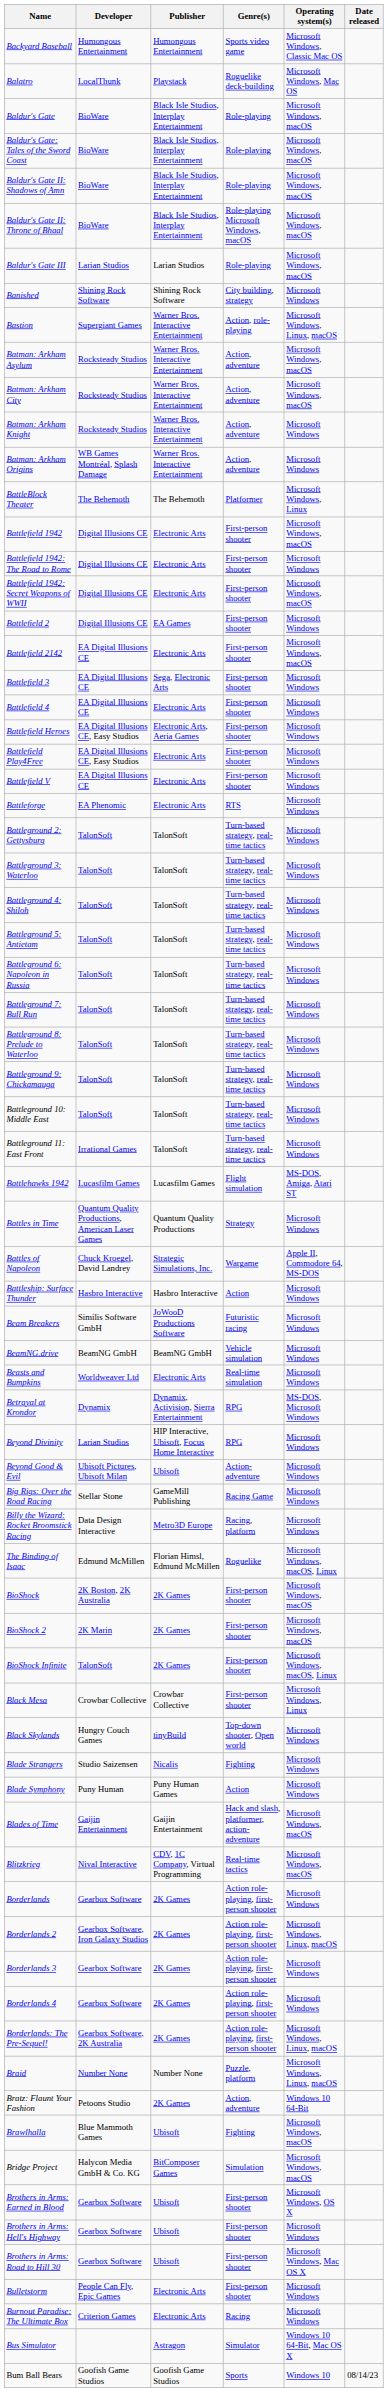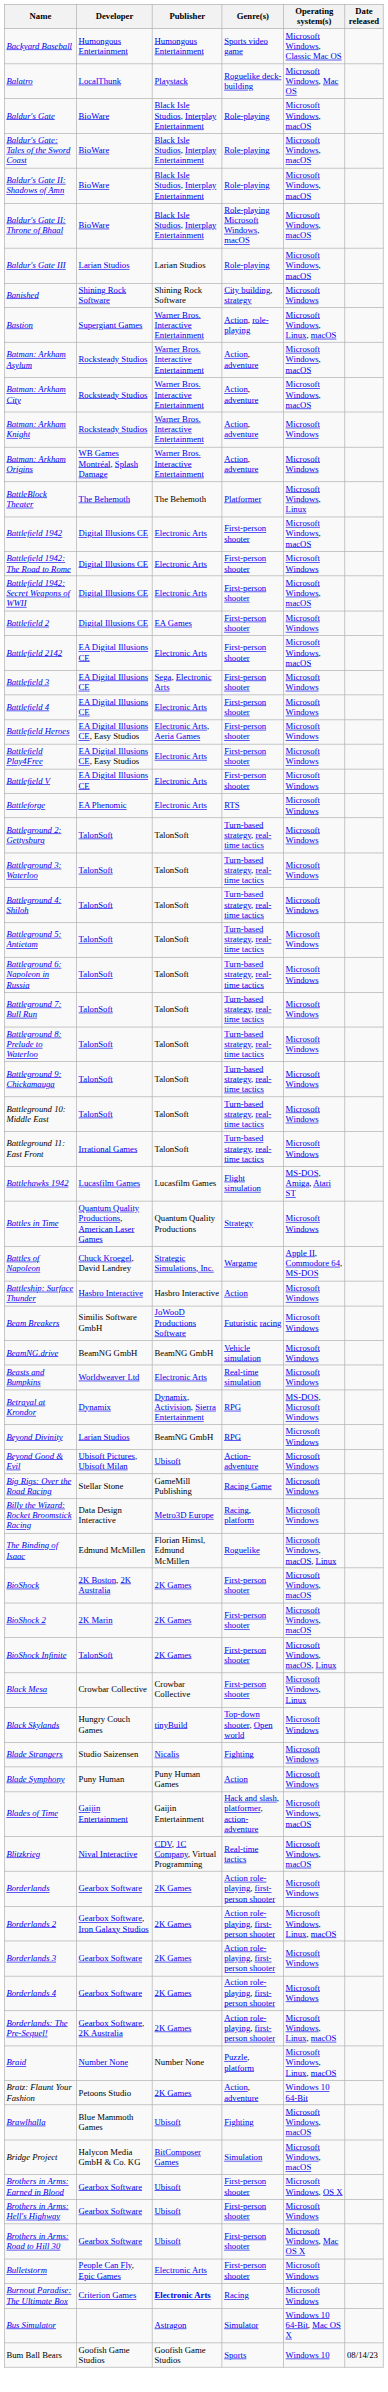(183, 1441) HIP Interactive, Ubisoft, Focus Home Interactive -> (184, 1436) BeamNG GmbH
(179, 2315) normal -> (183, 2295) bold
